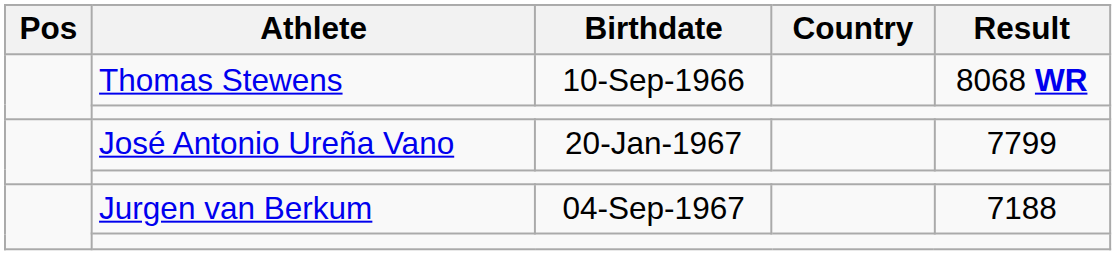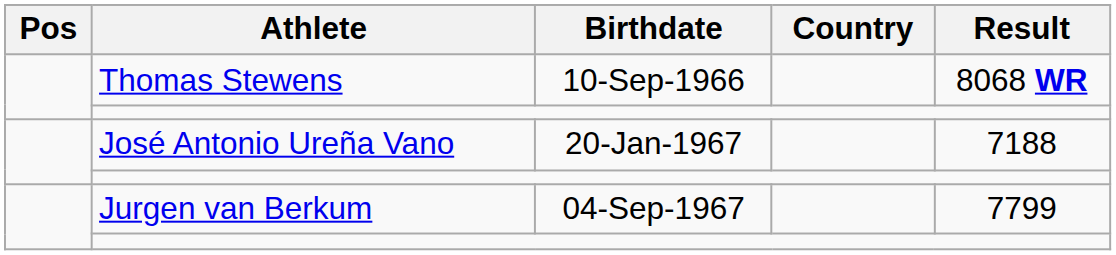(1022, 144) 7799 -> (1022, 144) 7188
(1022, 208) 7188 -> (1022, 208) 7799
